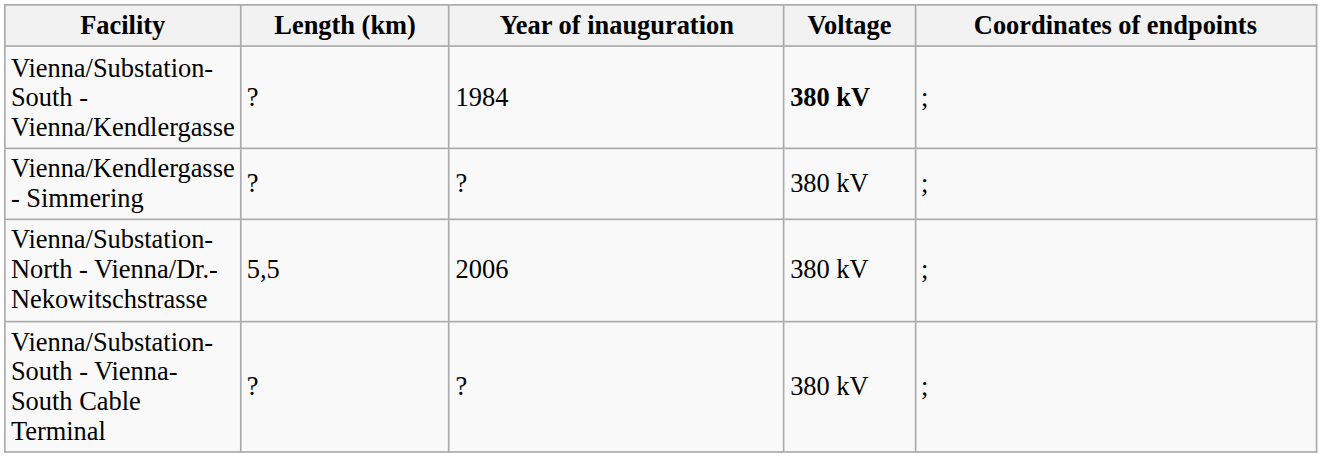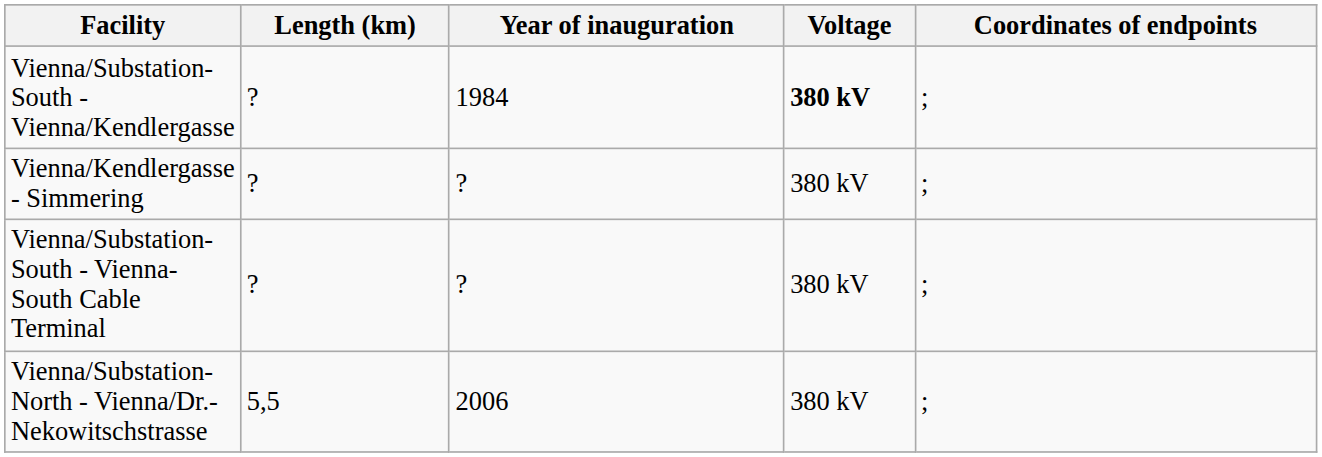rows swapped: (114, 269) <-> (112, 385)
